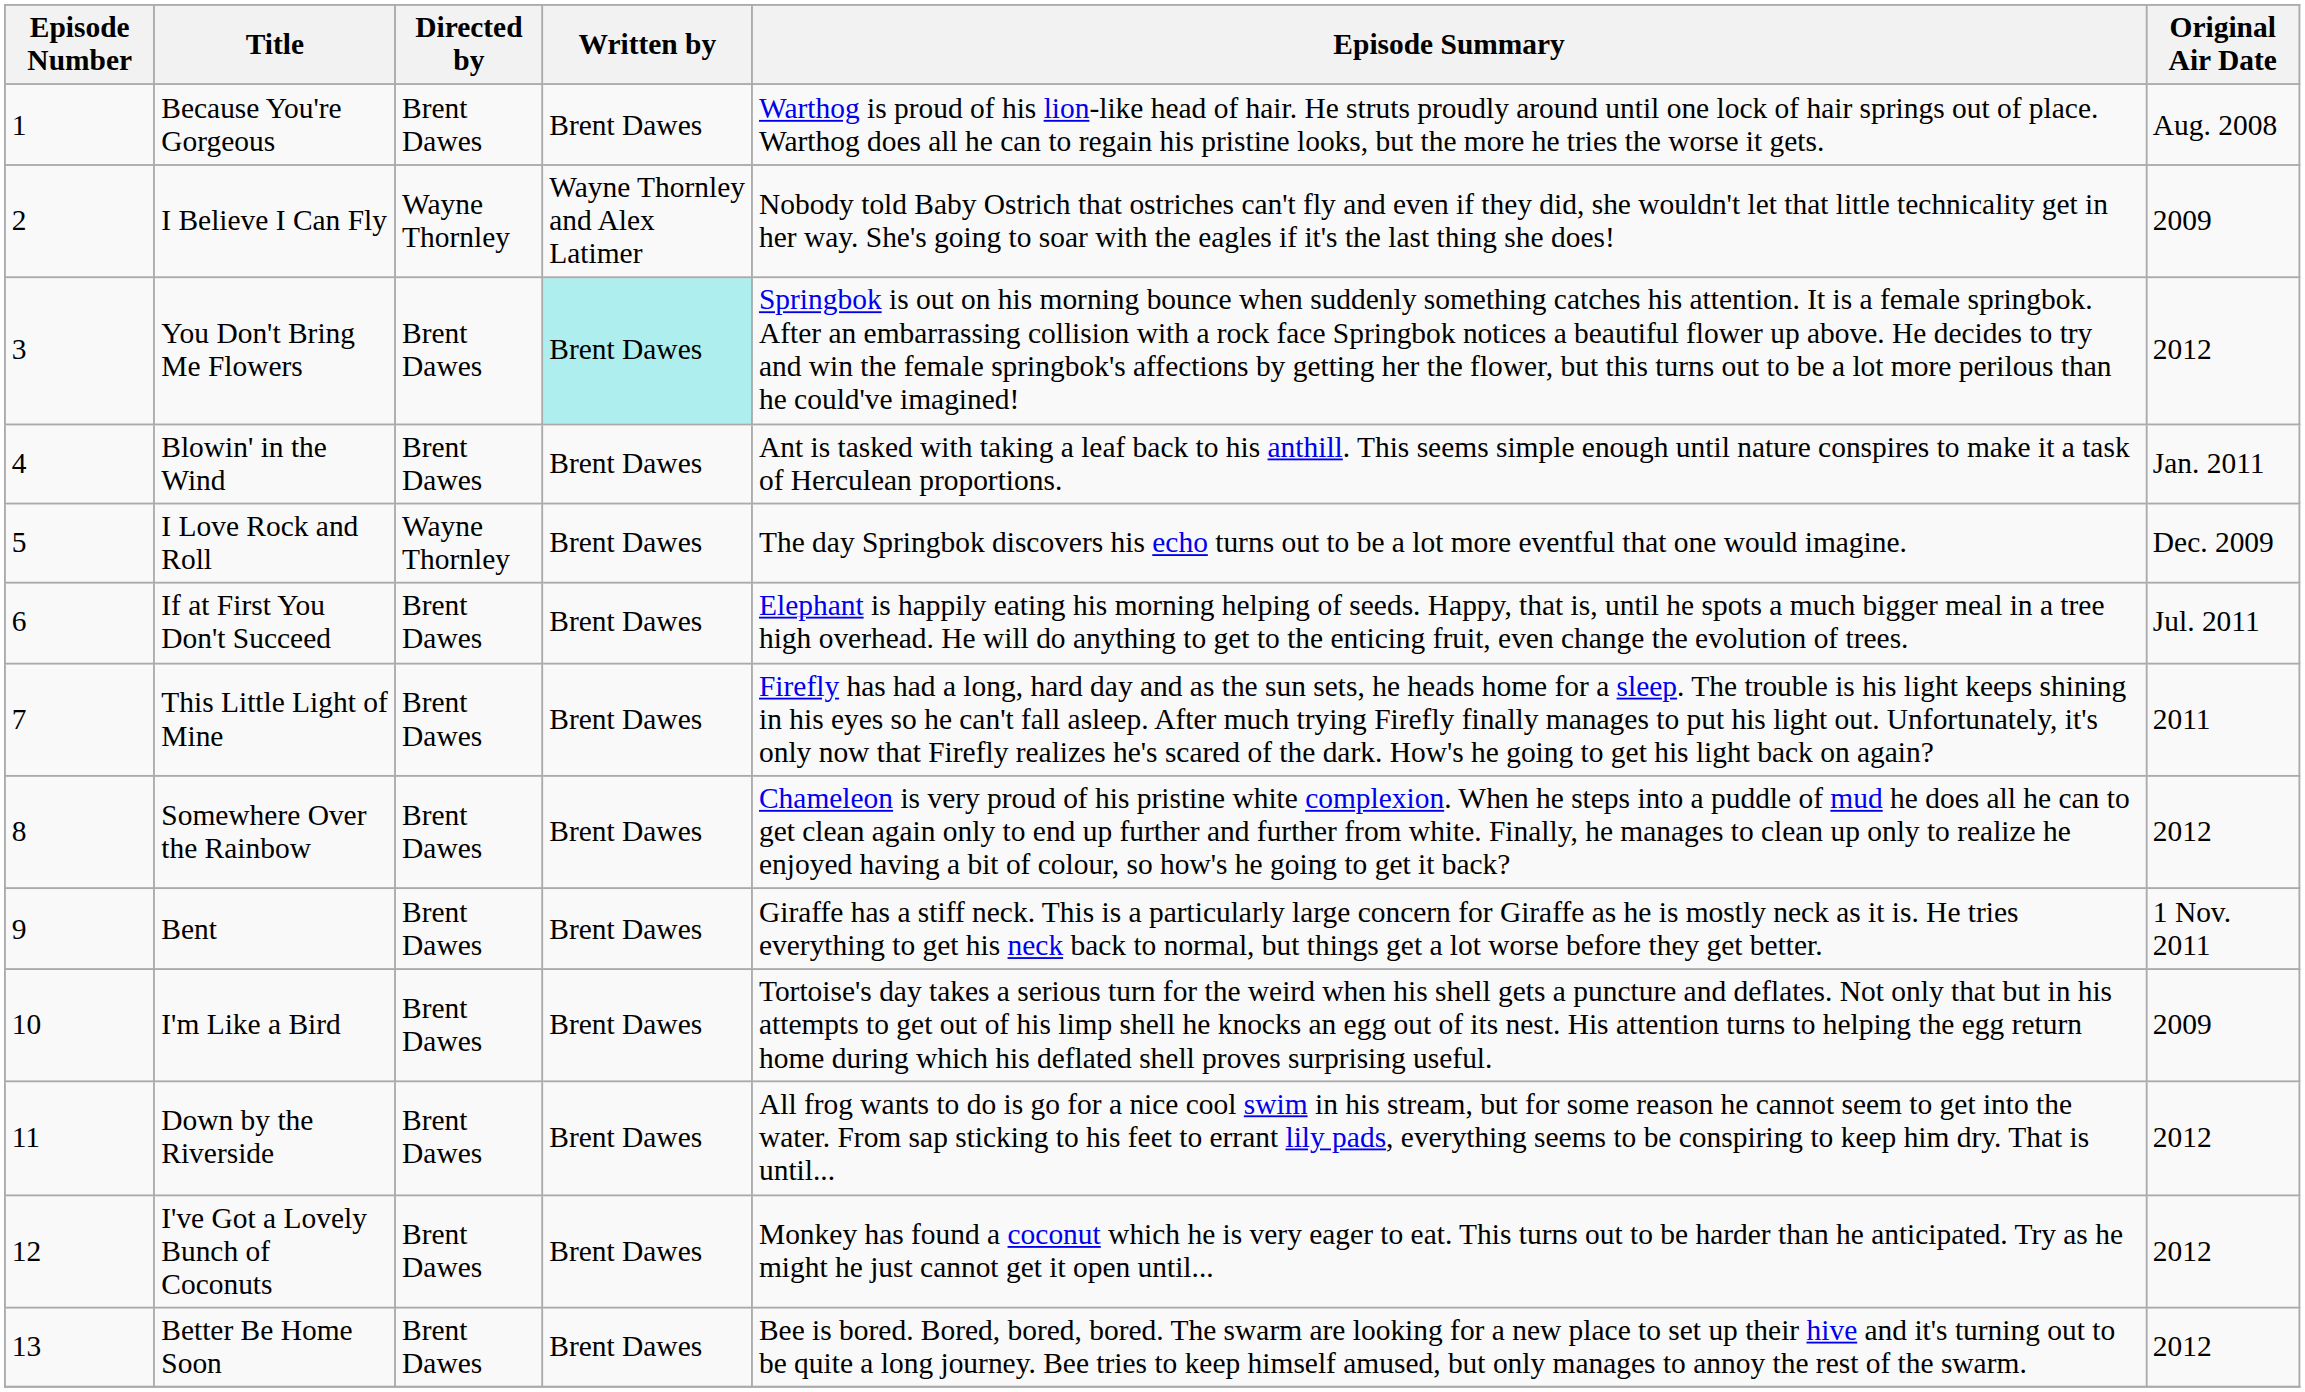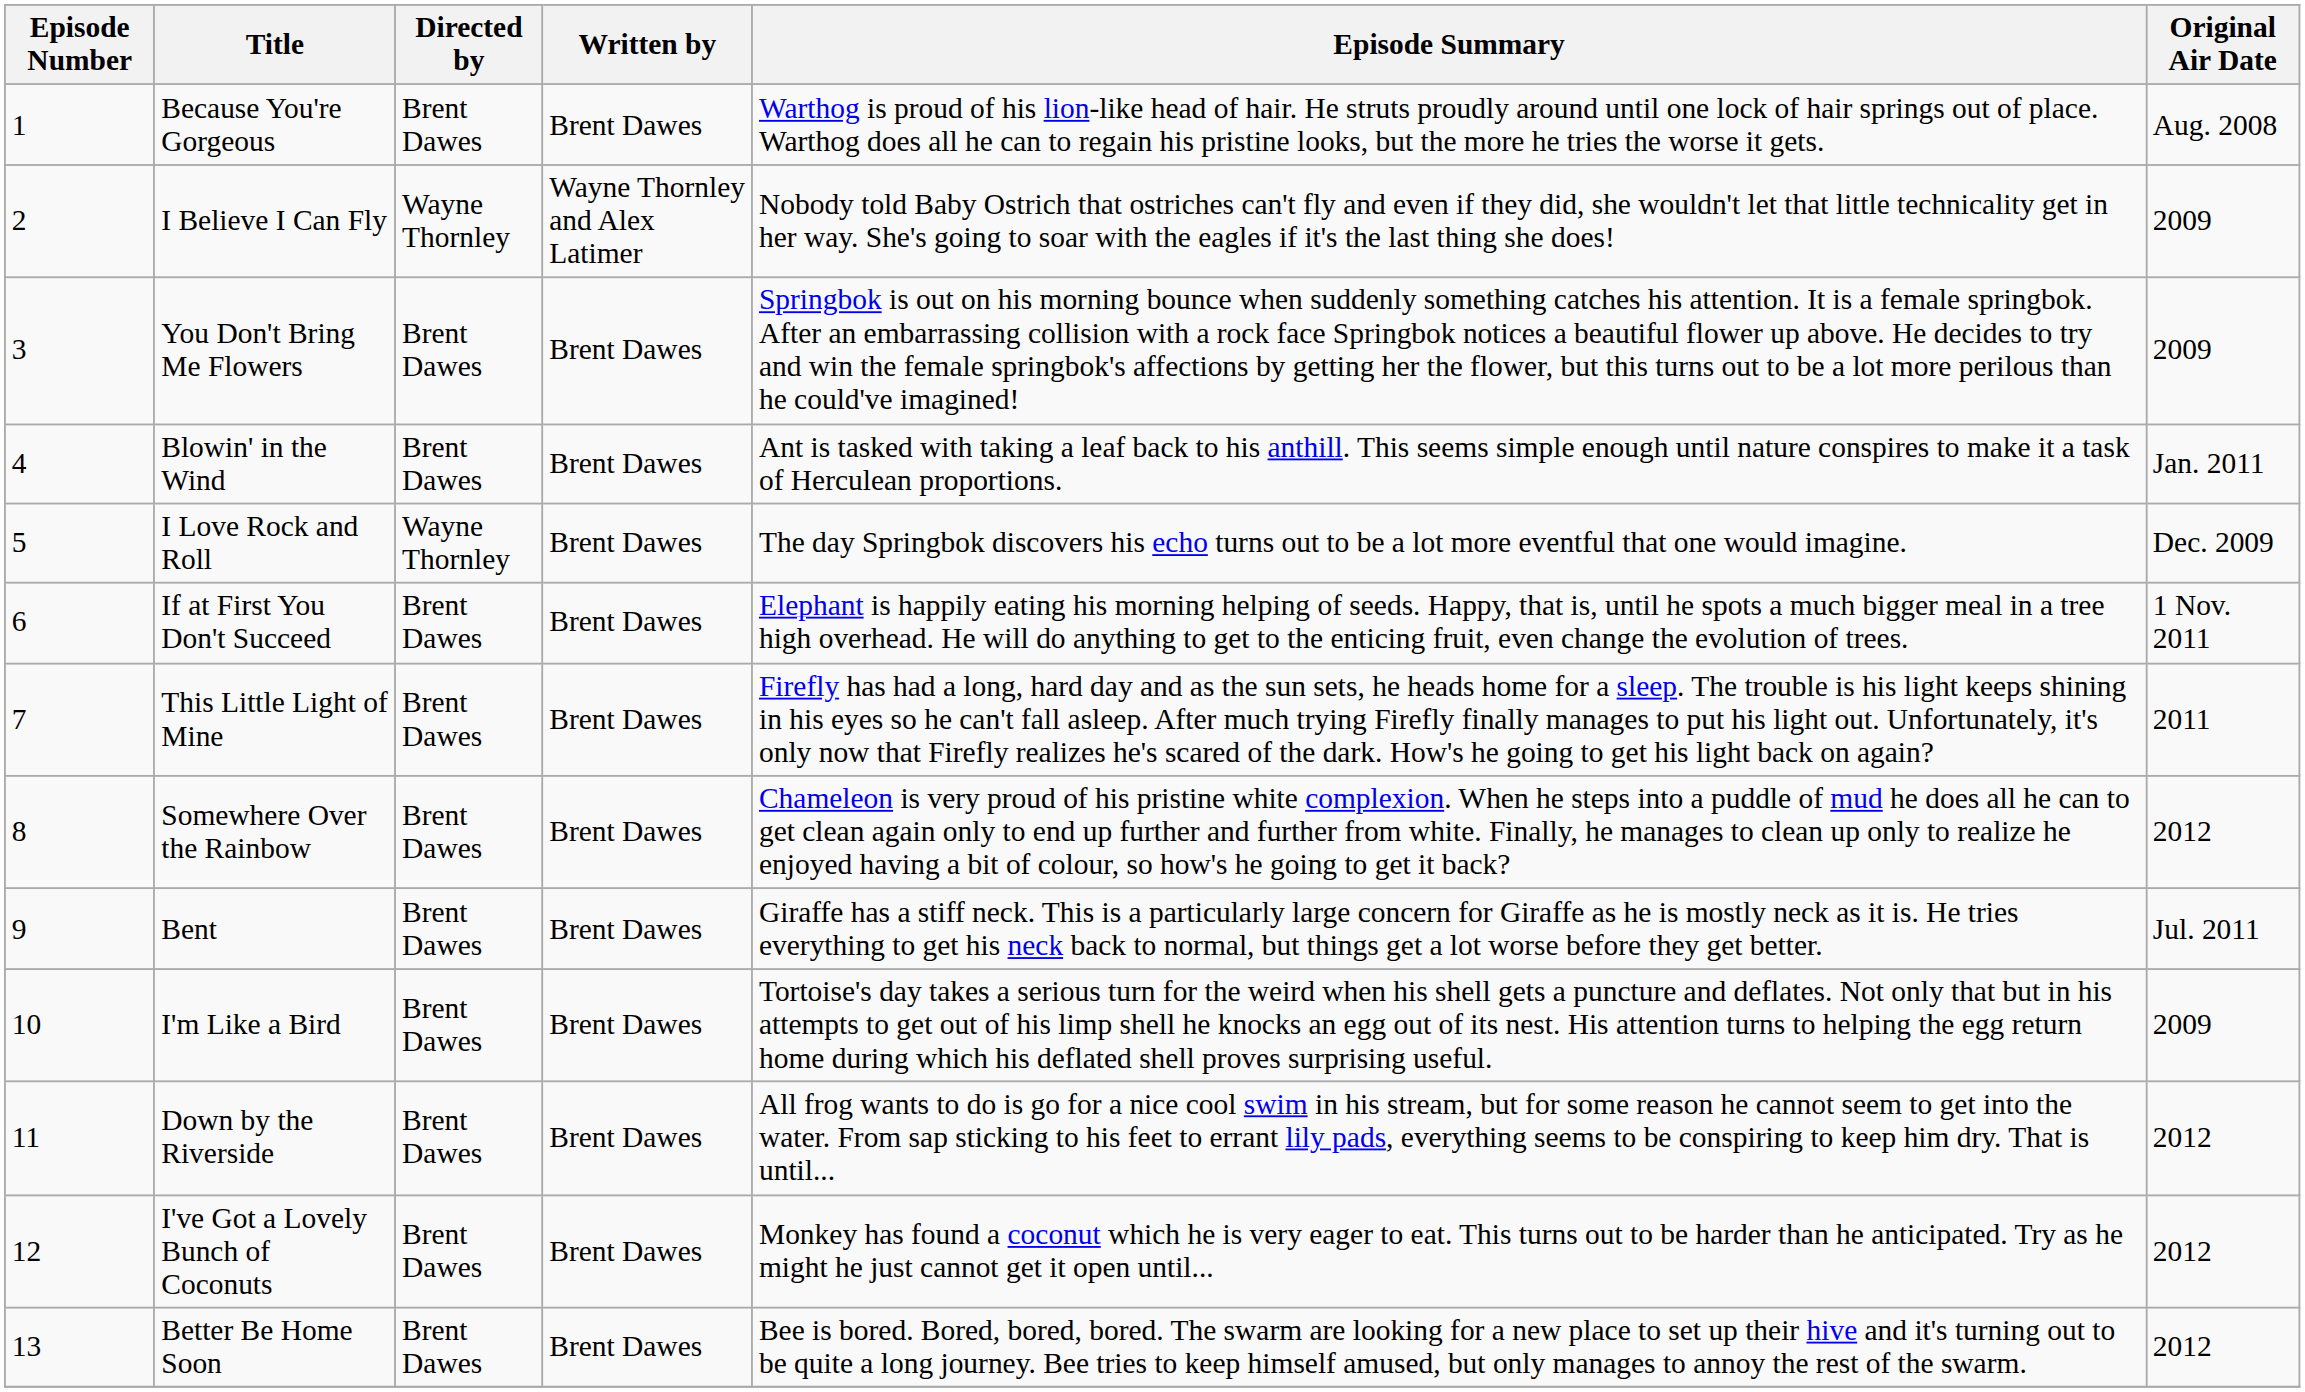(626, 350) paleturquoise background -> (626, 350) no background
(2182, 350) 2012 -> (2182, 350) 2009
(2206, 622) Jul. 2011 -> (2192, 622) 1 Nov. 2011
(2192, 928) 1 Nov. 2011 -> (2206, 928) Jul. 2011
